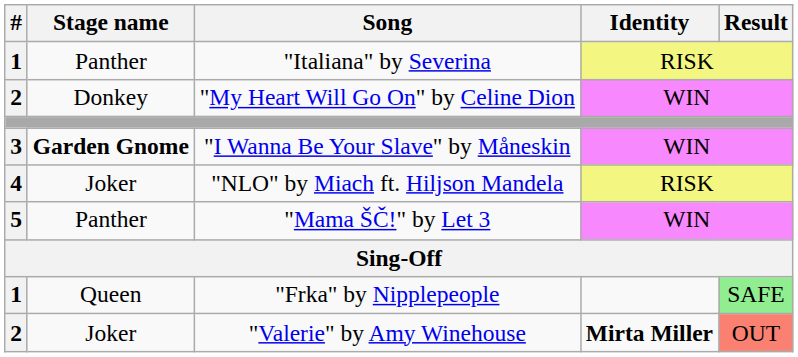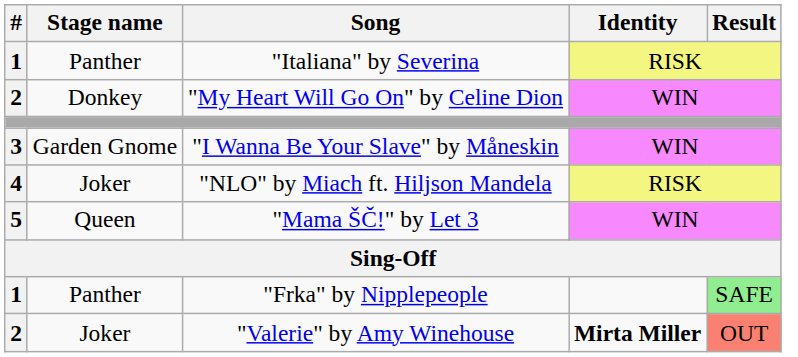(111, 145) bold -> (105, 145) normal
(111, 220) Panther -> (105, 220) Queen
(111, 295) Queen -> (105, 295) Panther
